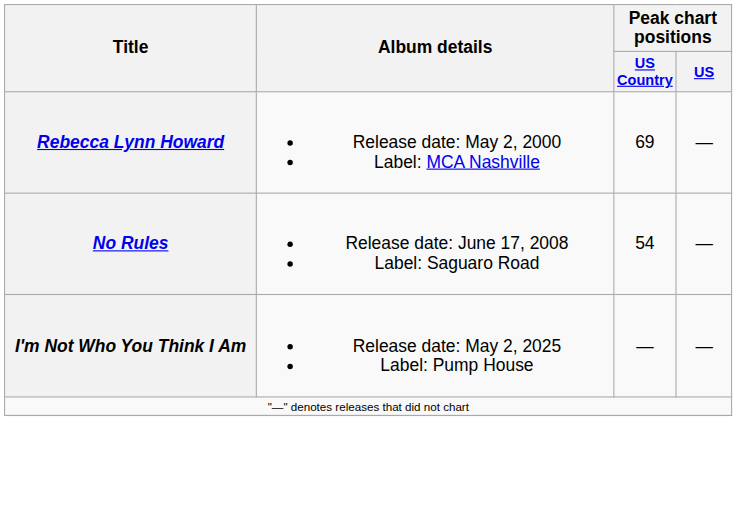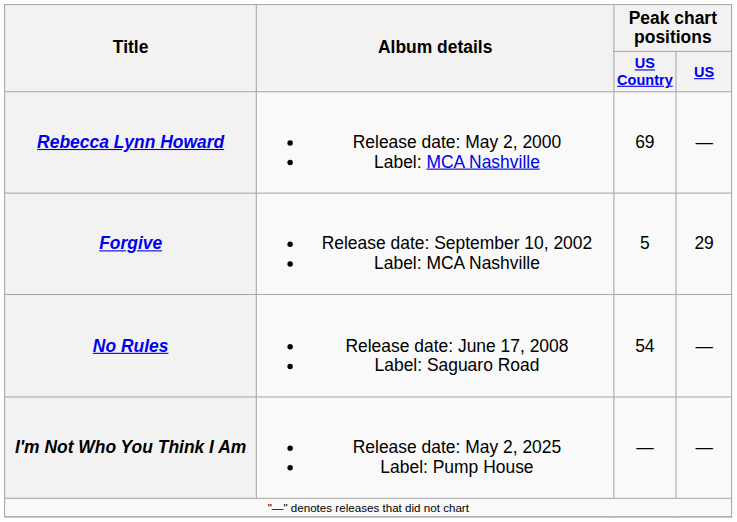+ row: (131, 244)
